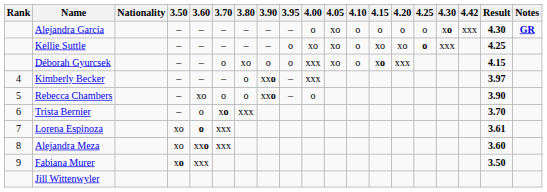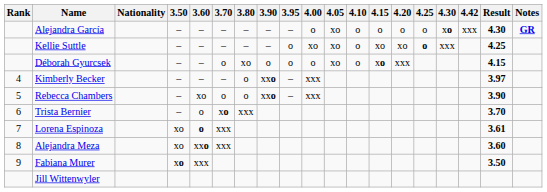(313, 63) xxx -> (313, 63) o
(313, 96) o -> (313, 96) xxx
